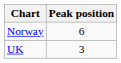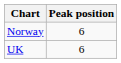(81, 49) 3 -> (81, 49) 6
